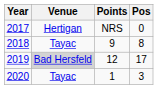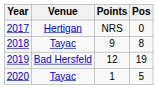(63, 60) lightgrey background -> (63, 60) no background
(141, 60) 17 -> (141, 60) 19
(141, 76) 3 -> (141, 76) 5
